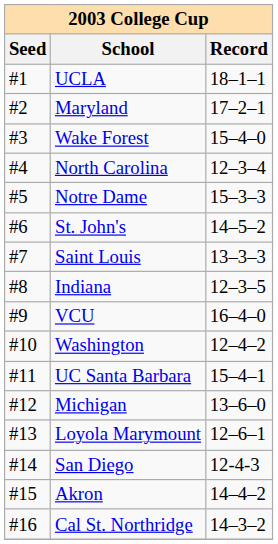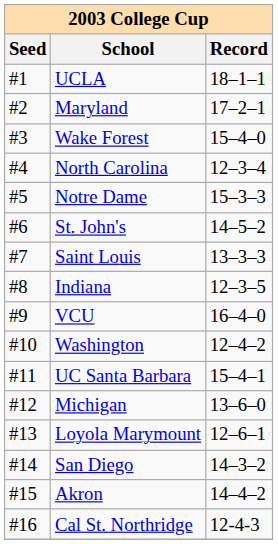(235, 464) 12-4-3 -> (238, 464) 14–3–2
(238, 524) 14–3–2 -> (235, 524) 12-4-3
